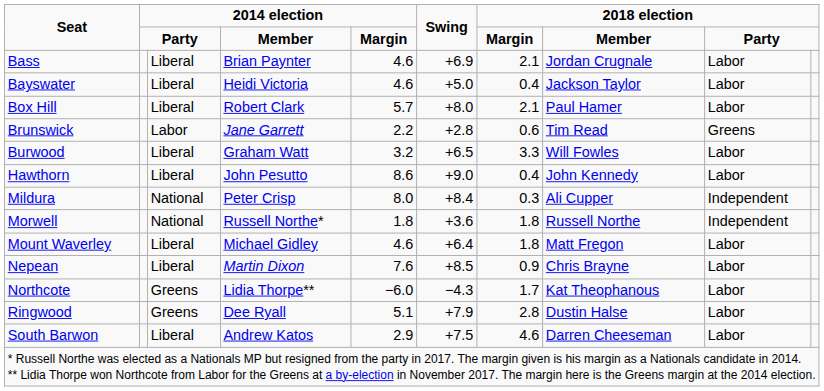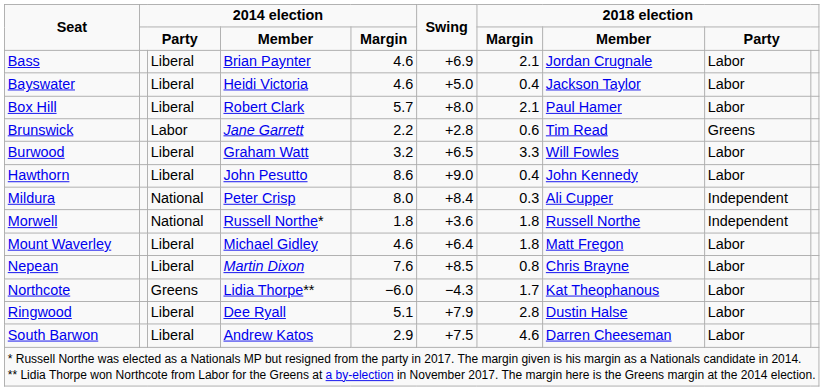(529, 267) 0.9 -> (529, 267) 0.8
(174, 312) Greens -> (172, 312) Liberal
